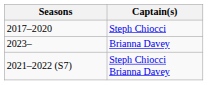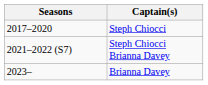rows swapped: (140, 66) <-> (140, 44)
